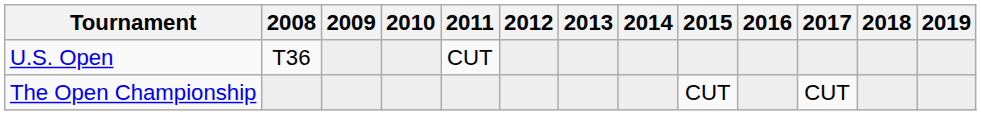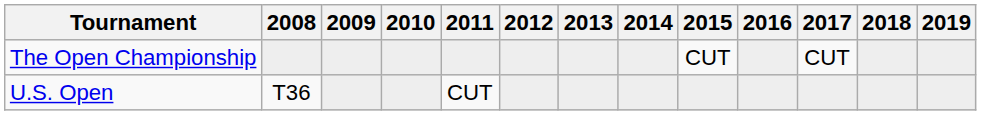rows swapped: (62, 58) <-> (133, 93)
